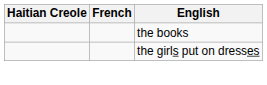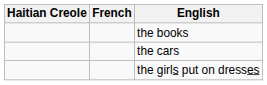+ row: (158, 51)
